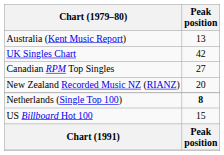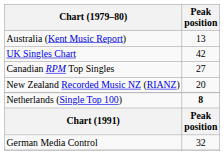- row: (50, 116)
+ row: (52, 142)
